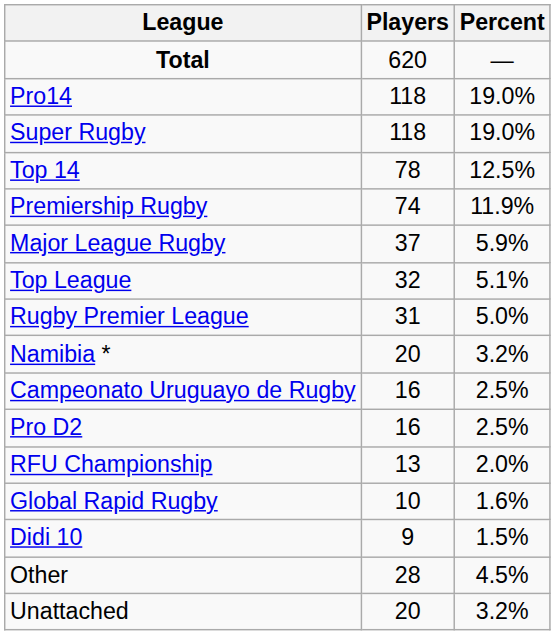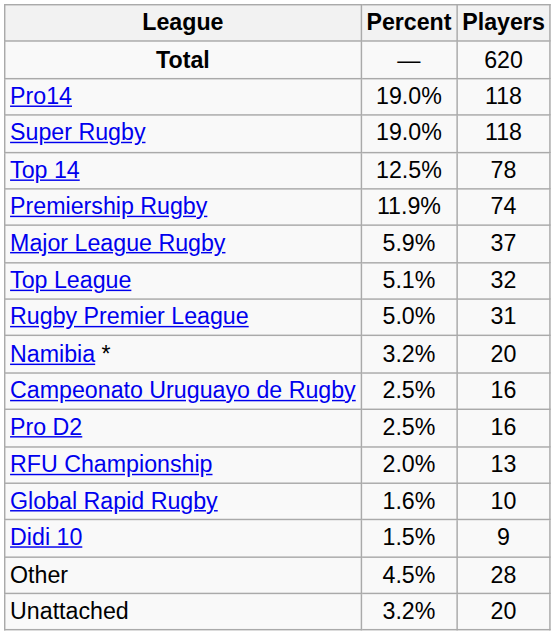columns swapped: (408, 22) <-> (502, 22)
